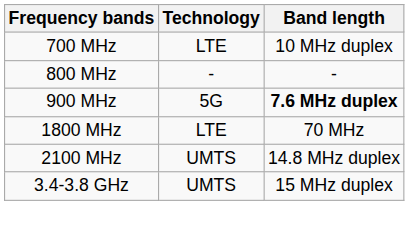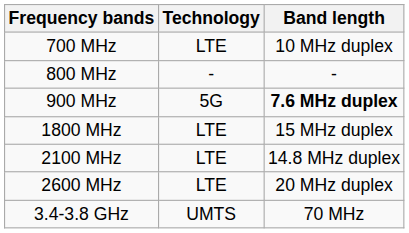(334, 130) 70 MHz -> (334, 130) 15 MHz duplex
(211, 158) UMTS -> (211, 158) LTE
+ row: (81, 185)
(334, 185) 15 MHz duplex -> (334, 213) 70 MHz
